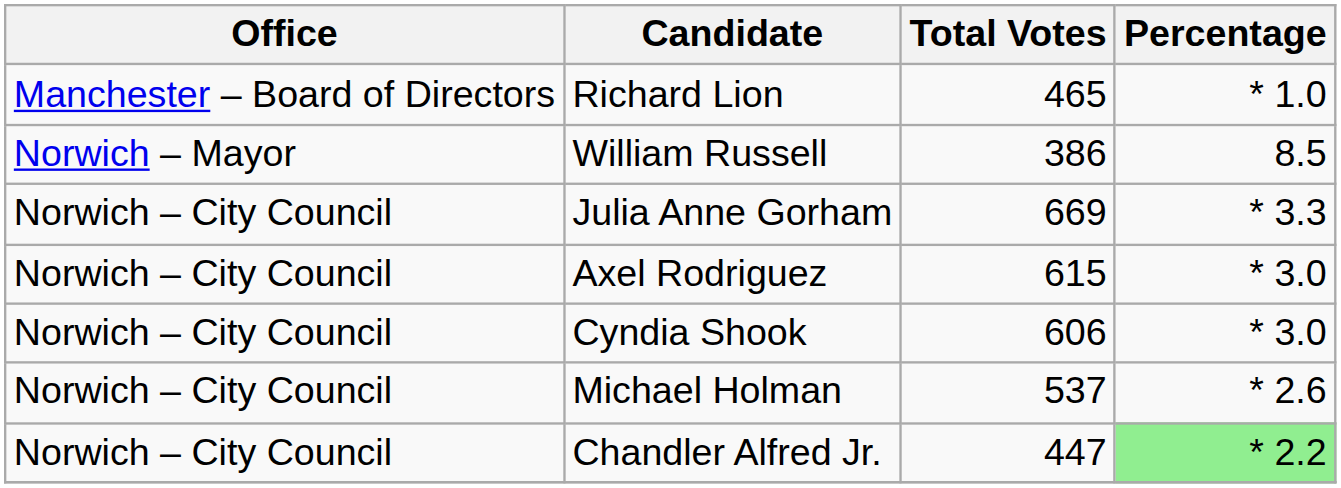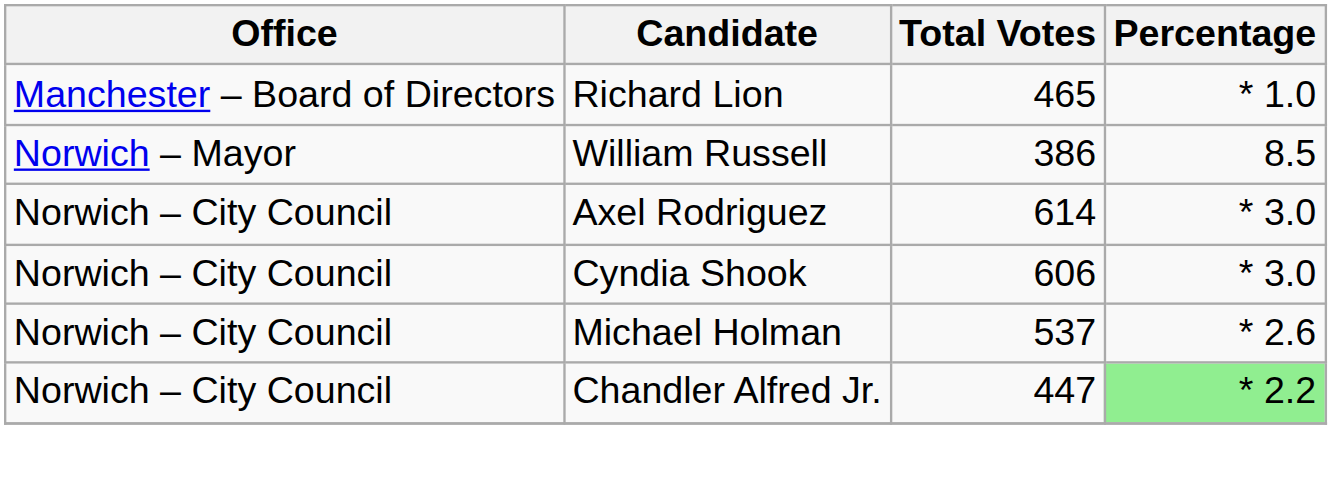- row: (732, 213)
(1075, 272) 615 -> (1065, 213) 614
